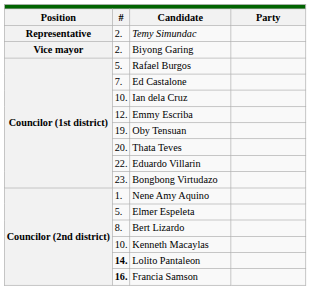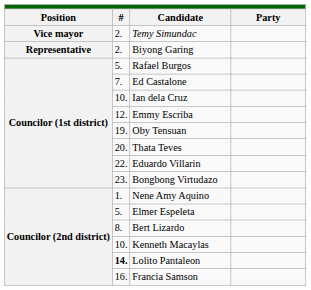(58, 33) Representative -> (58, 33) Vice mayor
(58, 49) Vice mayor -> (58, 49) Representative
(121, 277) bold -> (121, 277) normal
